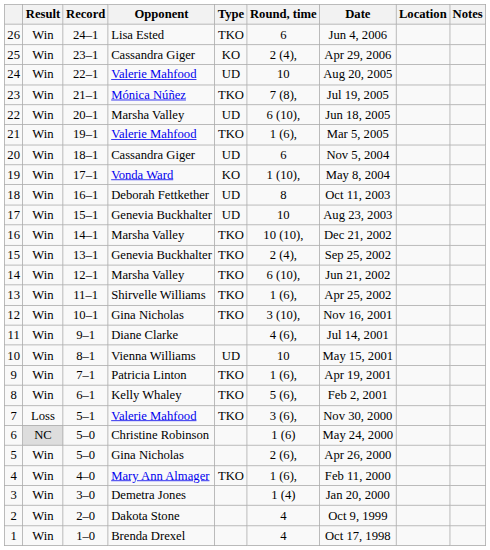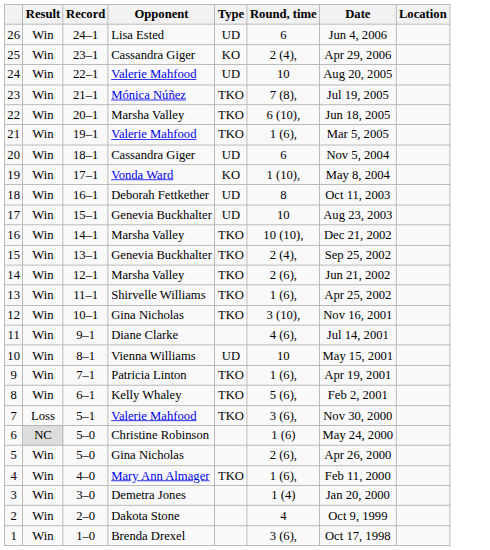- column: (468, 14)
(231, 34) TKO -> (231, 34) UD
(231, 114) UD -> (231, 114) TKO
(283, 275) 6 (10), -> (283, 275) 2 (6),
(283, 535) 4 -> (283, 535) 3 (6),
